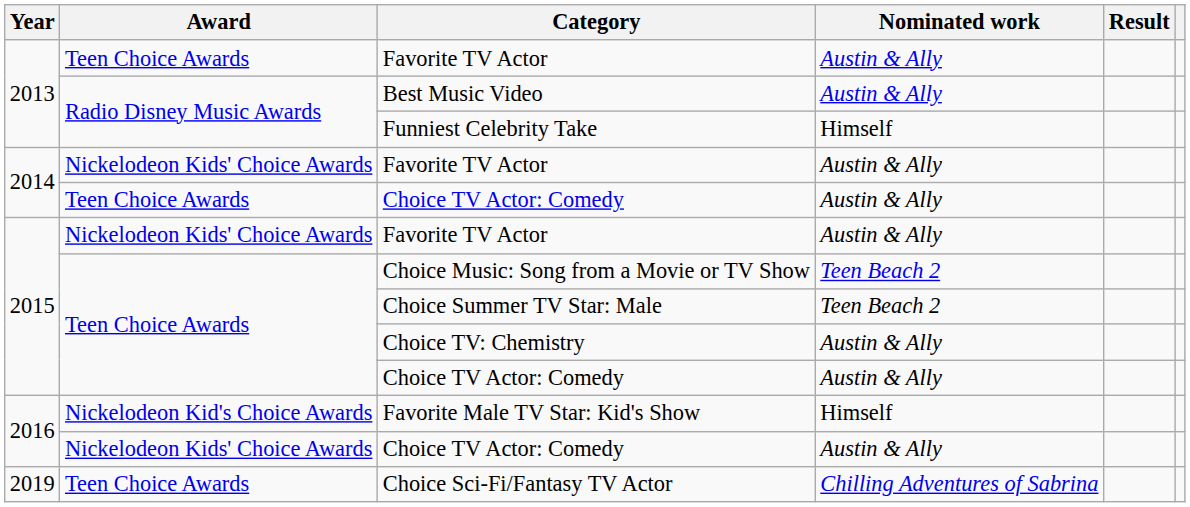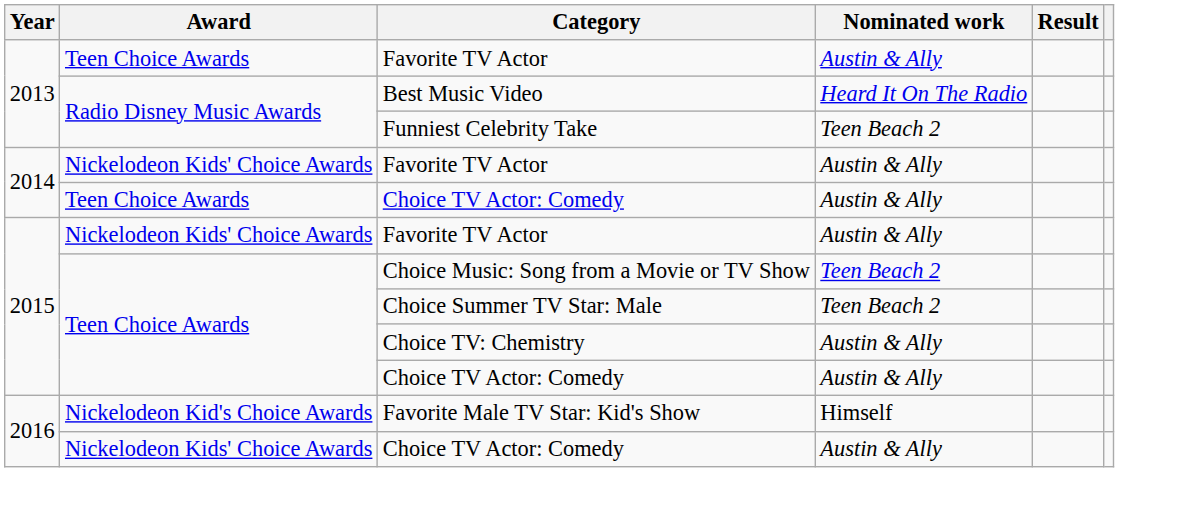(881, 93) Austin & Ally -> (924, 93) Heard It On The Radio
(856, 128) Himself -> (880, 128) Teen Beach 2
- row: (32, 484)
